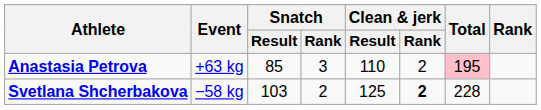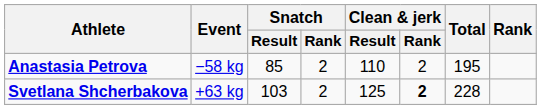(219, 67) +63 kg -> (219, 67) −58 kg
(323, 67) 3 -> (323, 67) 2
(467, 67) pink background -> (467, 67) no background
(219, 92) −58 kg -> (219, 92) +63 kg
